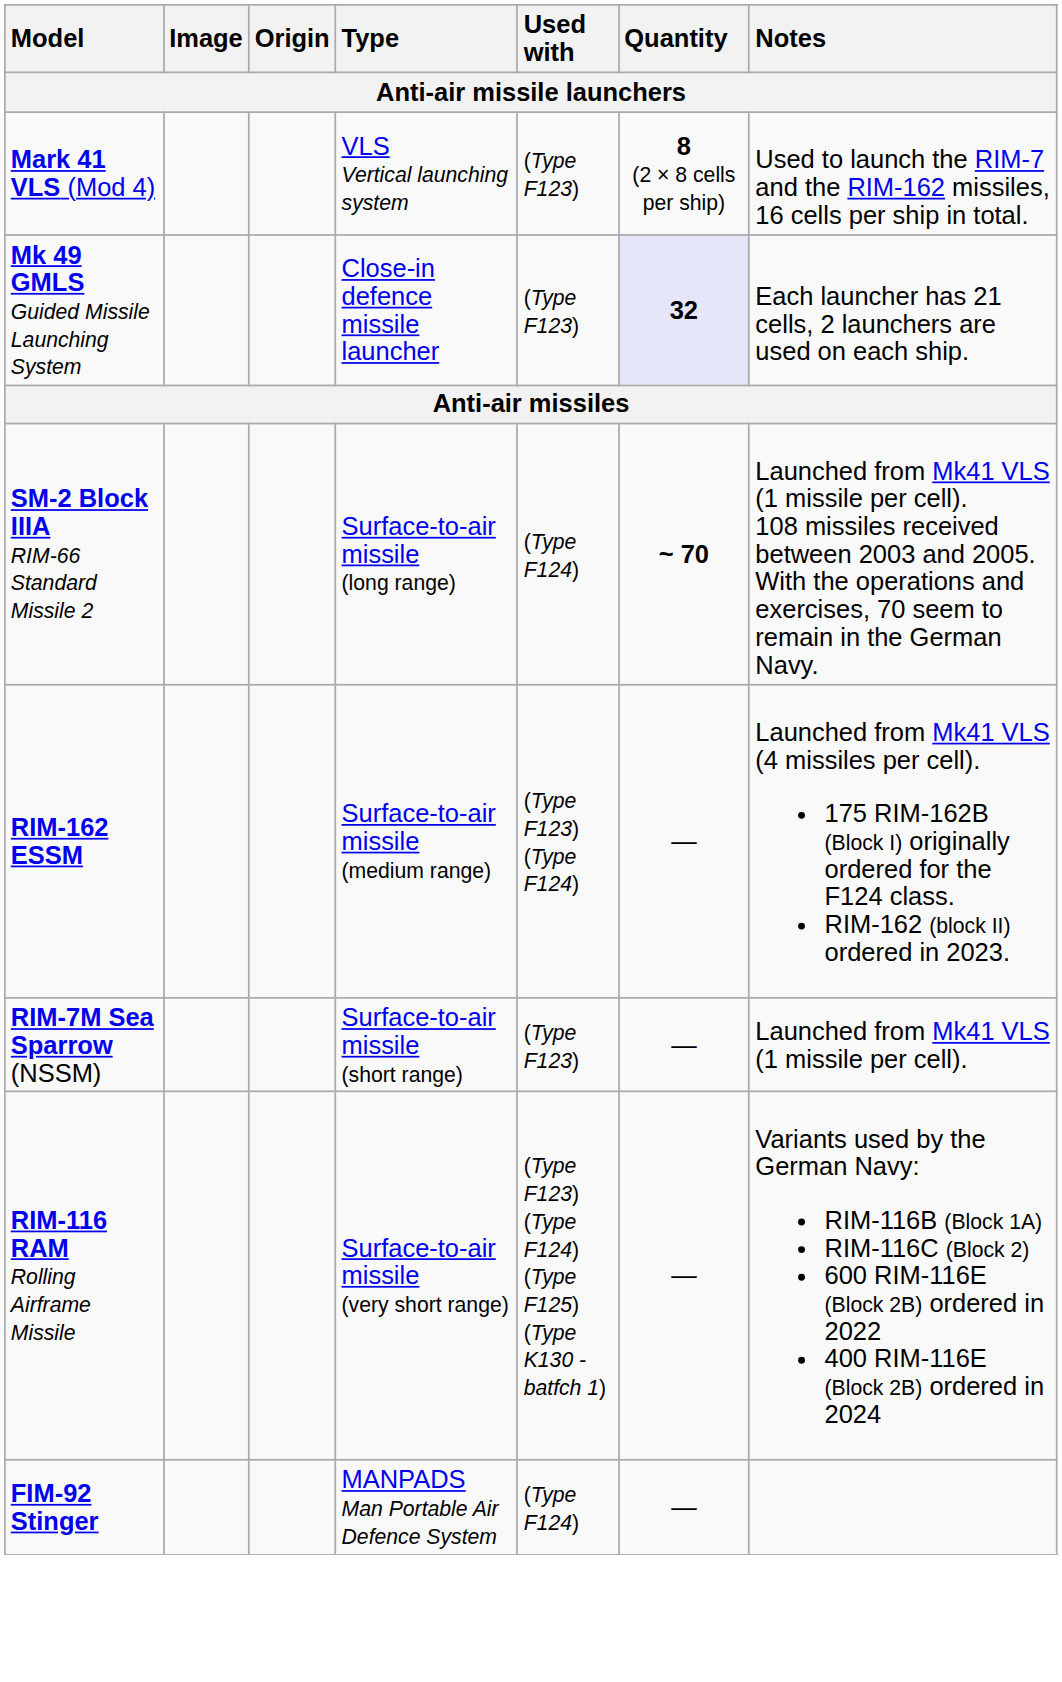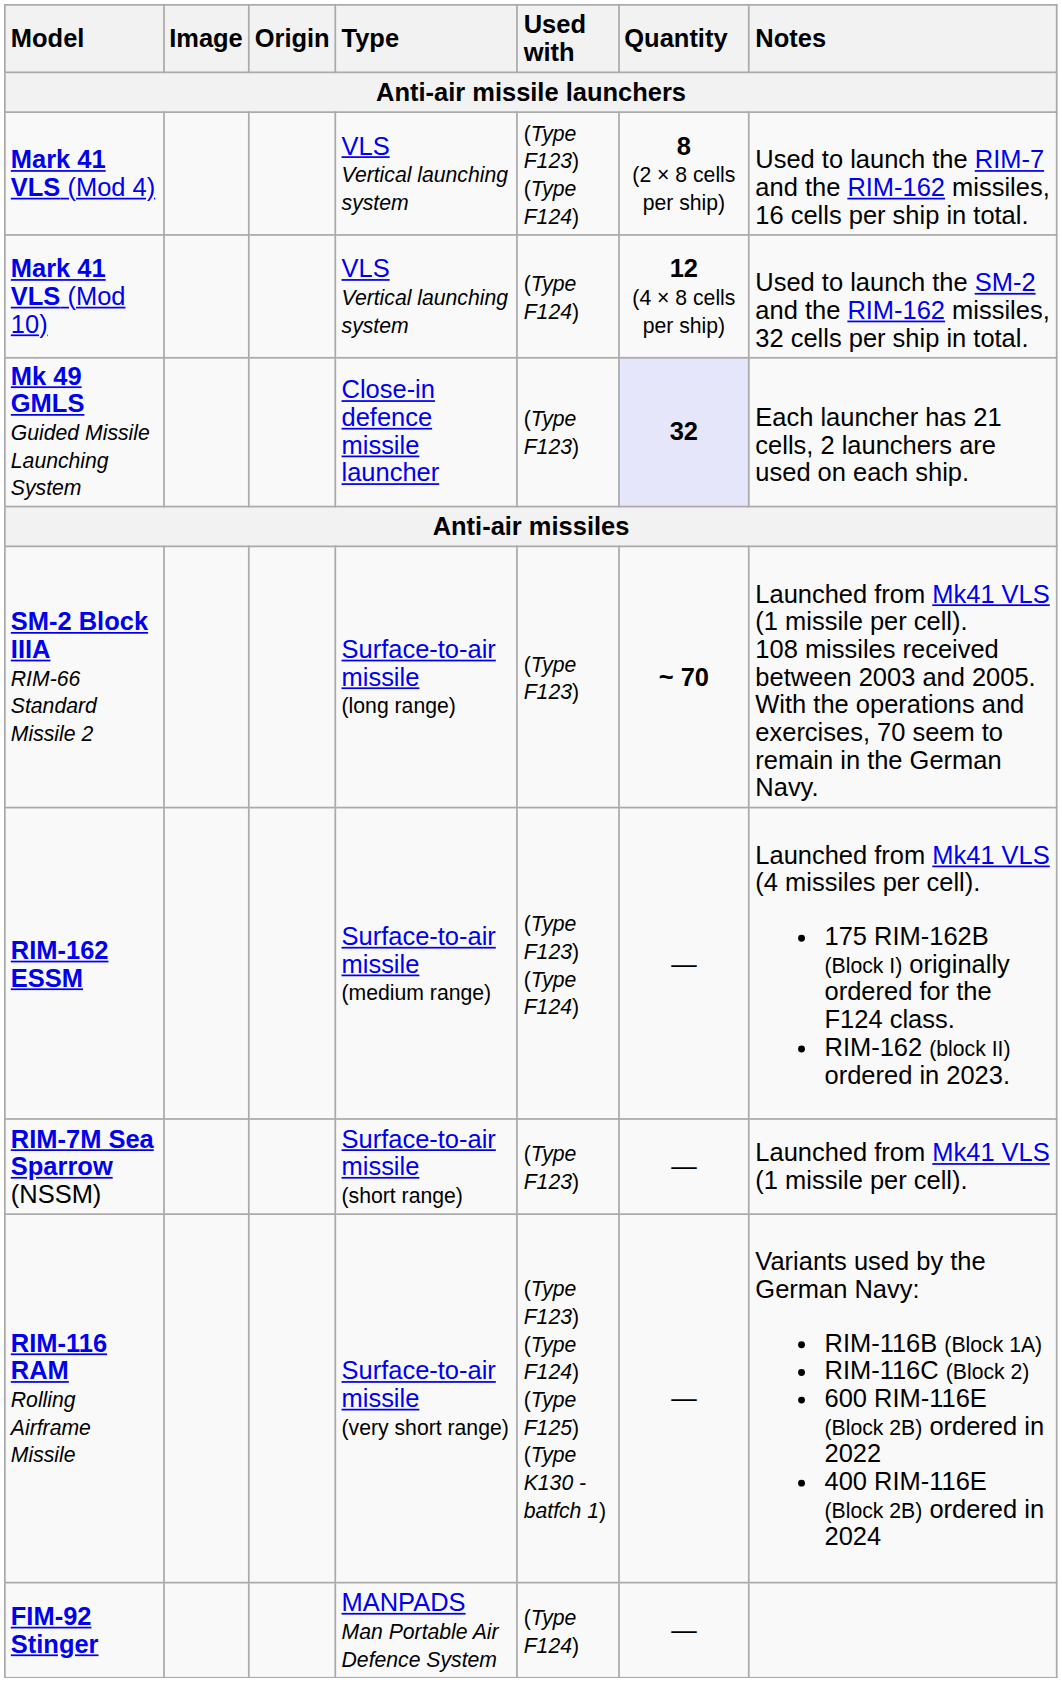(551, 174) (Type F123) -> (551, 174) (Type F123) (Type F124)
+ row: (68, 295)
(551, 556) (Type F124) -> (551, 679) (Type F123)
